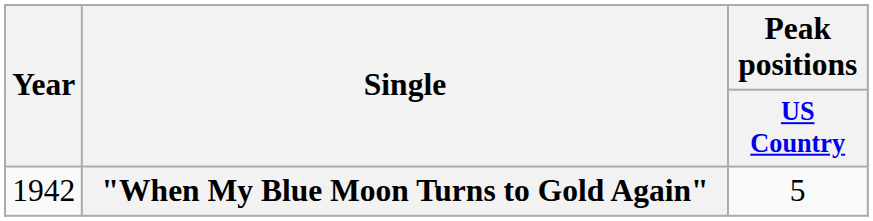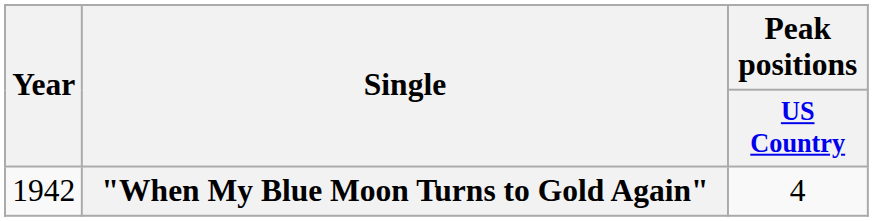(798, 190) 5 -> (798, 190) 4
